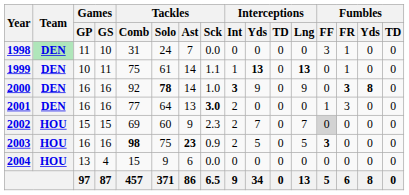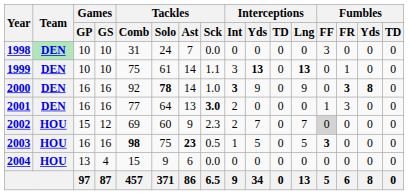(84, 50) 11 -> (84, 50) 10
(347, 50) 1 -> (347, 50) 0
(106, 69) 11 -> (106, 69) 10
(235, 69) 1 -> (235, 69) 3
(106, 124) 15 -> (106, 124) 12
(213, 143) 0.9 -> (213, 143) 0.5
(235, 143) 2 -> (235, 143) 1
